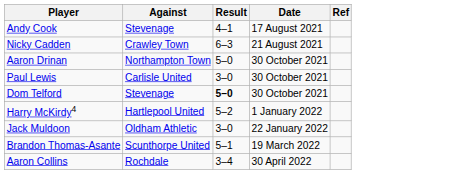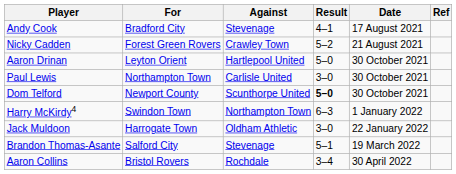+ column: (173, 12)
(224, 45) 6–3 -> (324, 45) 5–2
(168, 61) Northampton Town -> (265, 61) Hartlepool United
(150, 93) Stevenage -> (268, 93) Scunthorpe United
(165, 111) Hartlepool United -> (268, 111) Northampton Town
(224, 111) 5–2 -> (324, 111) 6–3
(167, 145) Scunthorpe United -> (250, 145) Stevenage
